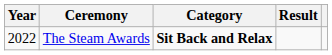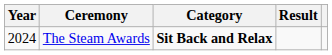(22, 38) 2022 -> (22, 38) 2024
